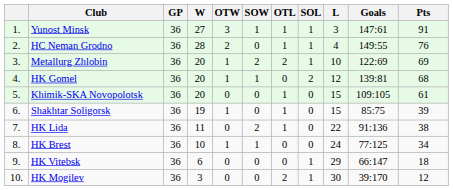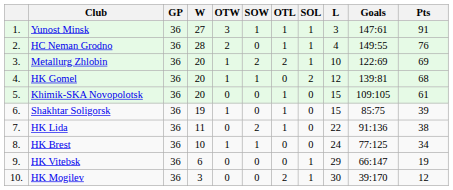(423, 161) 18 -> (423, 161) 19
